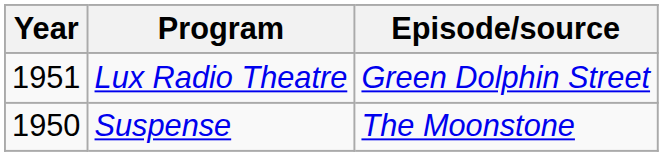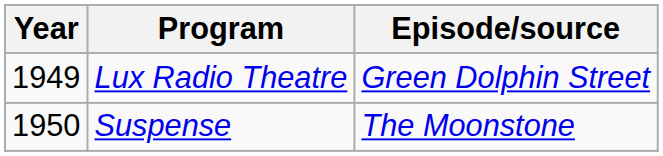(46, 77) 1951 -> (46, 77) 1949
